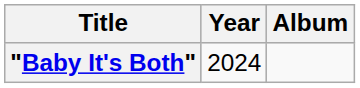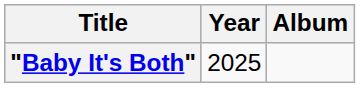(234, 62) 2024 -> (234, 62) 2025
